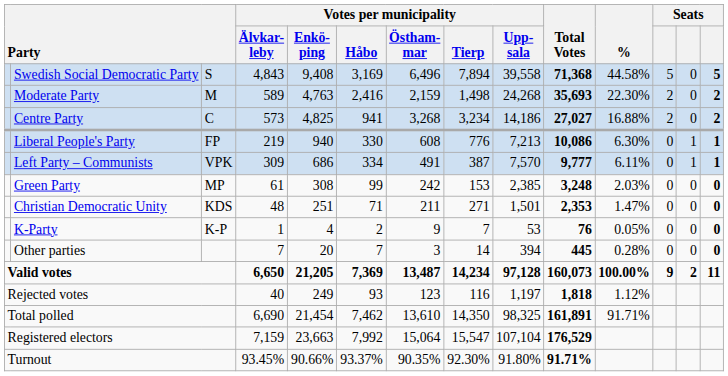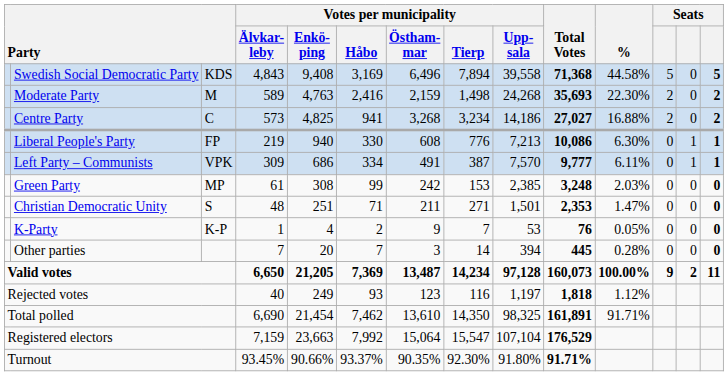(209, 74) S -> (219, 74) KDS
(219, 207) KDS -> (209, 207) S
